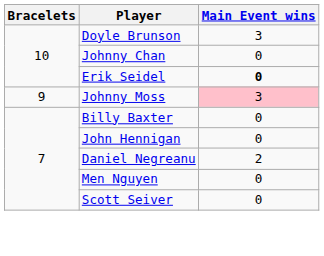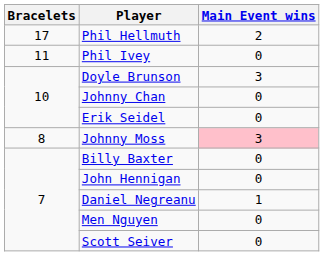+ row: (131, 35)
+ row: (116, 56)
(259, 76) bold -> (259, 118) normal
(42, 97) 9 -> (42, 138) 8
(259, 159) 2 -> (259, 200) 1
